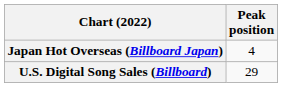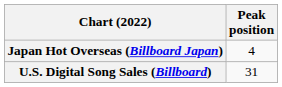(252, 72) 29 -> (252, 72) 31
